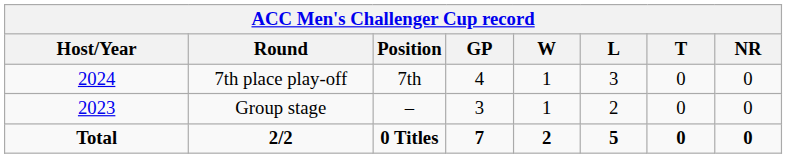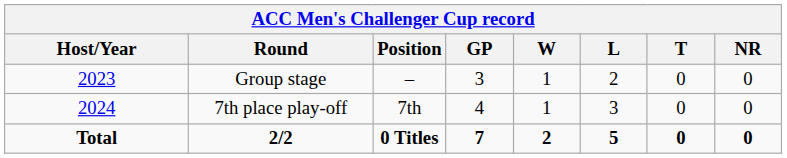rows swapped: (281, 108) <-> (281, 78)
